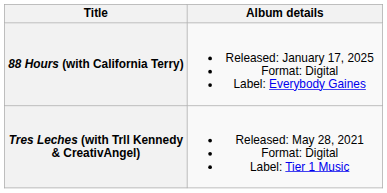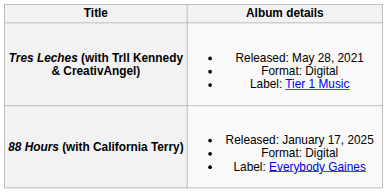rows swapped: (96, 146) <-> (96, 64)
